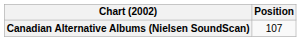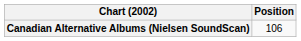(274, 28) 107 -> (274, 28) 106
